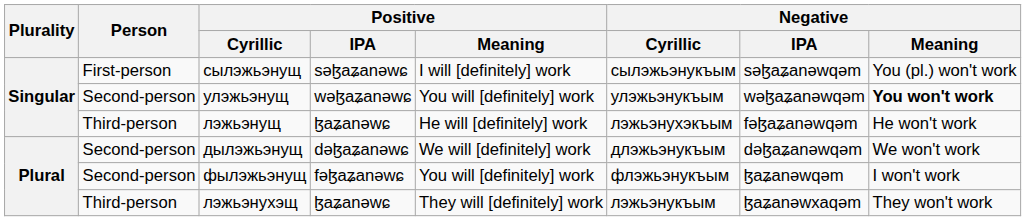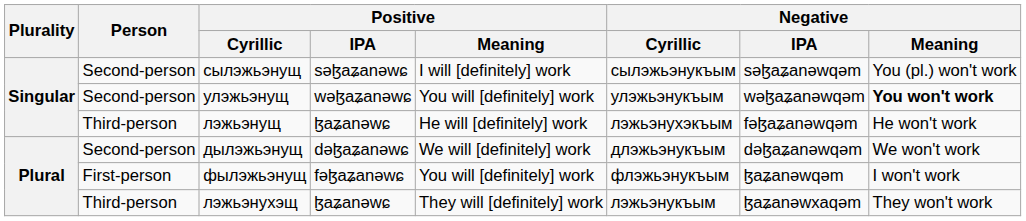(127, 70) First-person -> (139, 70) Second-person
(139, 176) Second-person -> (127, 176) First-person
